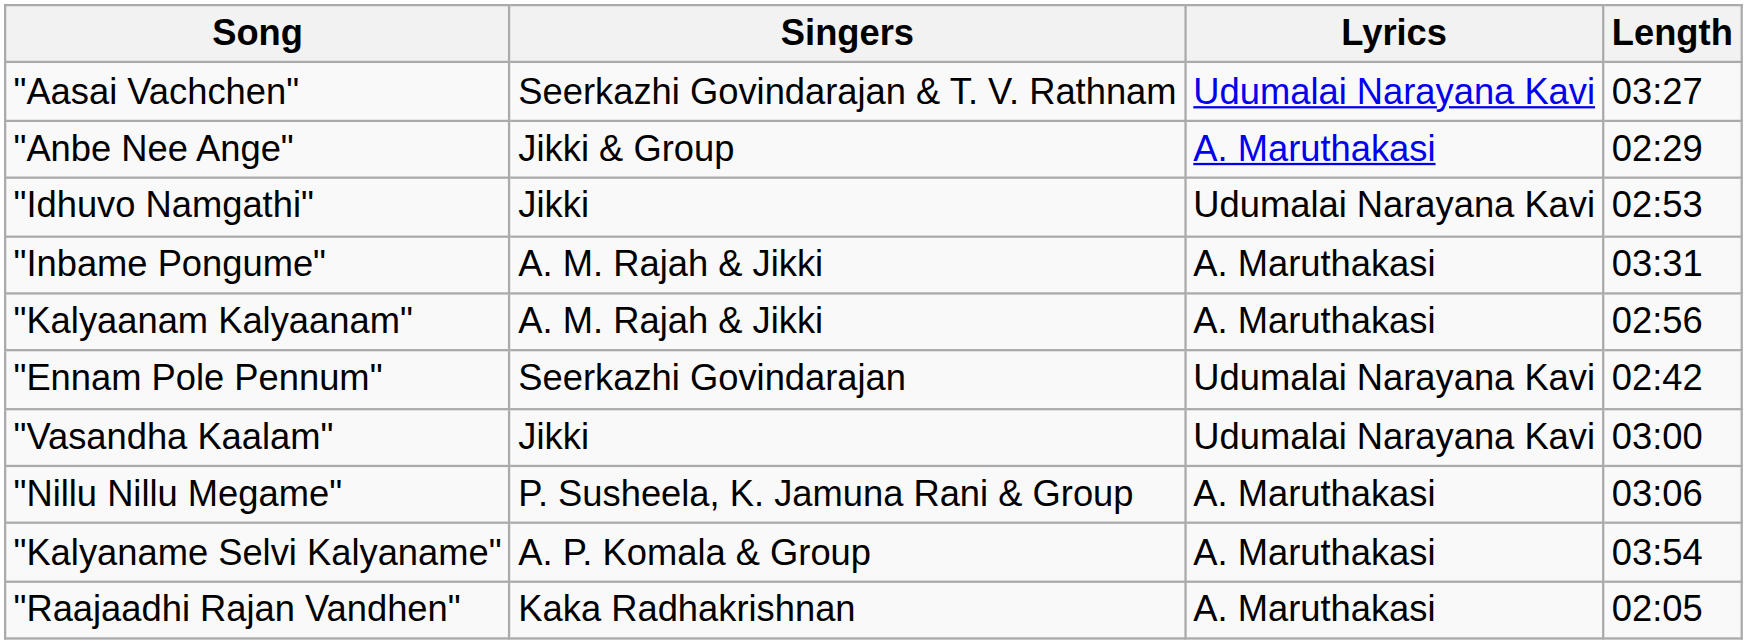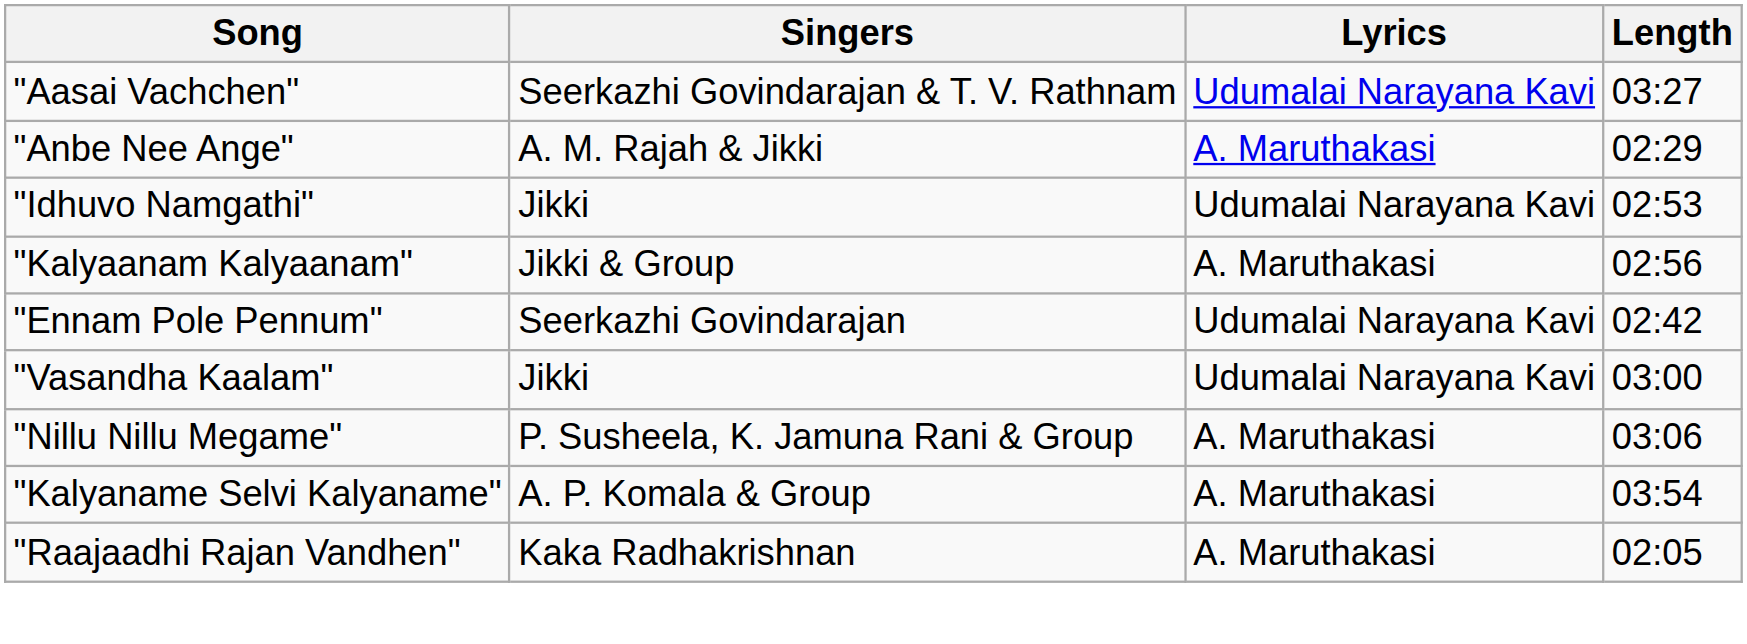(626, 148) Jikki & Group -> (671, 148) A. M. Rajah & Jikki
- row: (170, 263)
(671, 321) A. M. Rajah & Jikki -> (626, 263) Jikki & Group
